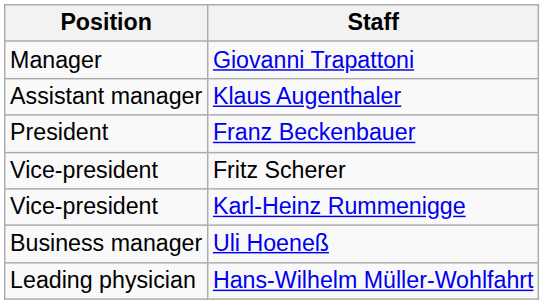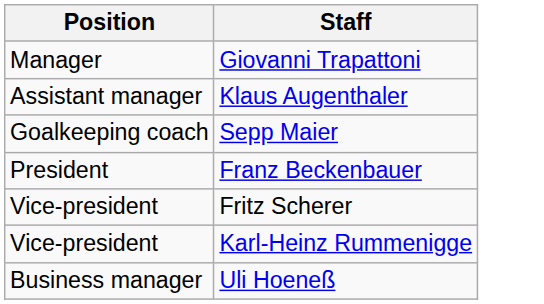+ row: (279, 133)
- row: (373, 280)
